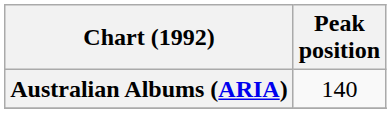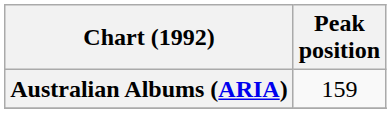(339, 88) 140 -> (339, 88) 159
